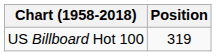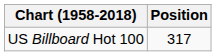(179, 39) 319 -> (179, 39) 317
